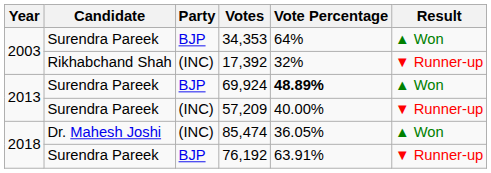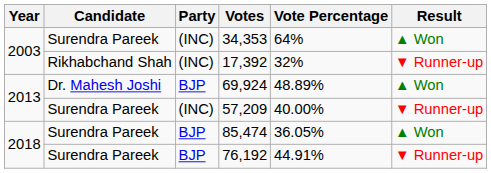(192, 39) BJP -> (196, 39) (INC)
(103, 86) Surendra Pareek -> (104, 86) Dr. Mahesh Joshi
(299, 86) bold -> (299, 86) normal
(104, 132) Dr. Mahesh Joshi -> (103, 132) Surendra Pareek
(196, 132) (INC) -> (192, 132) BJP
(299, 156) 63.91% -> (299, 156) 44.91%
